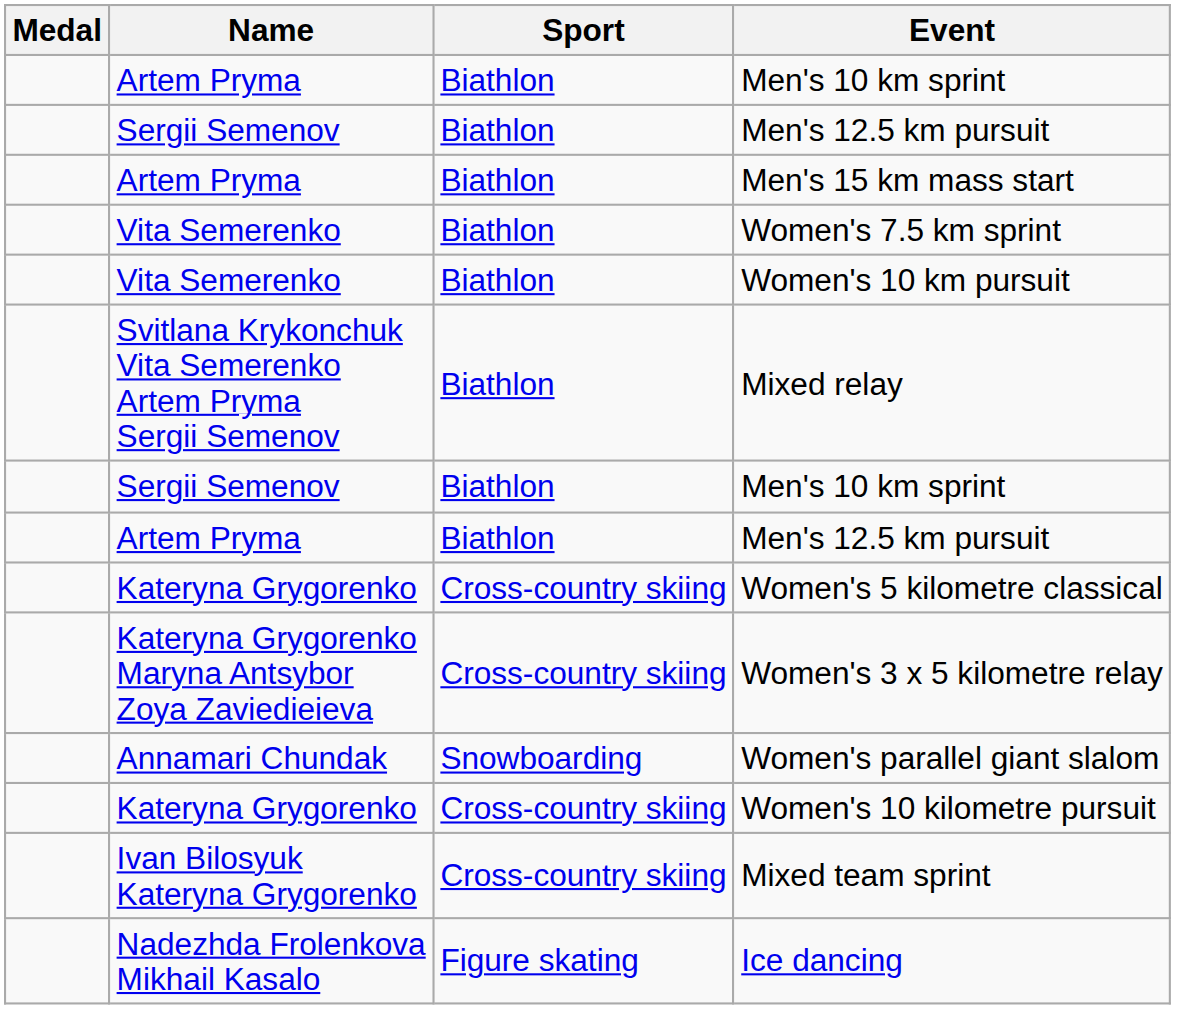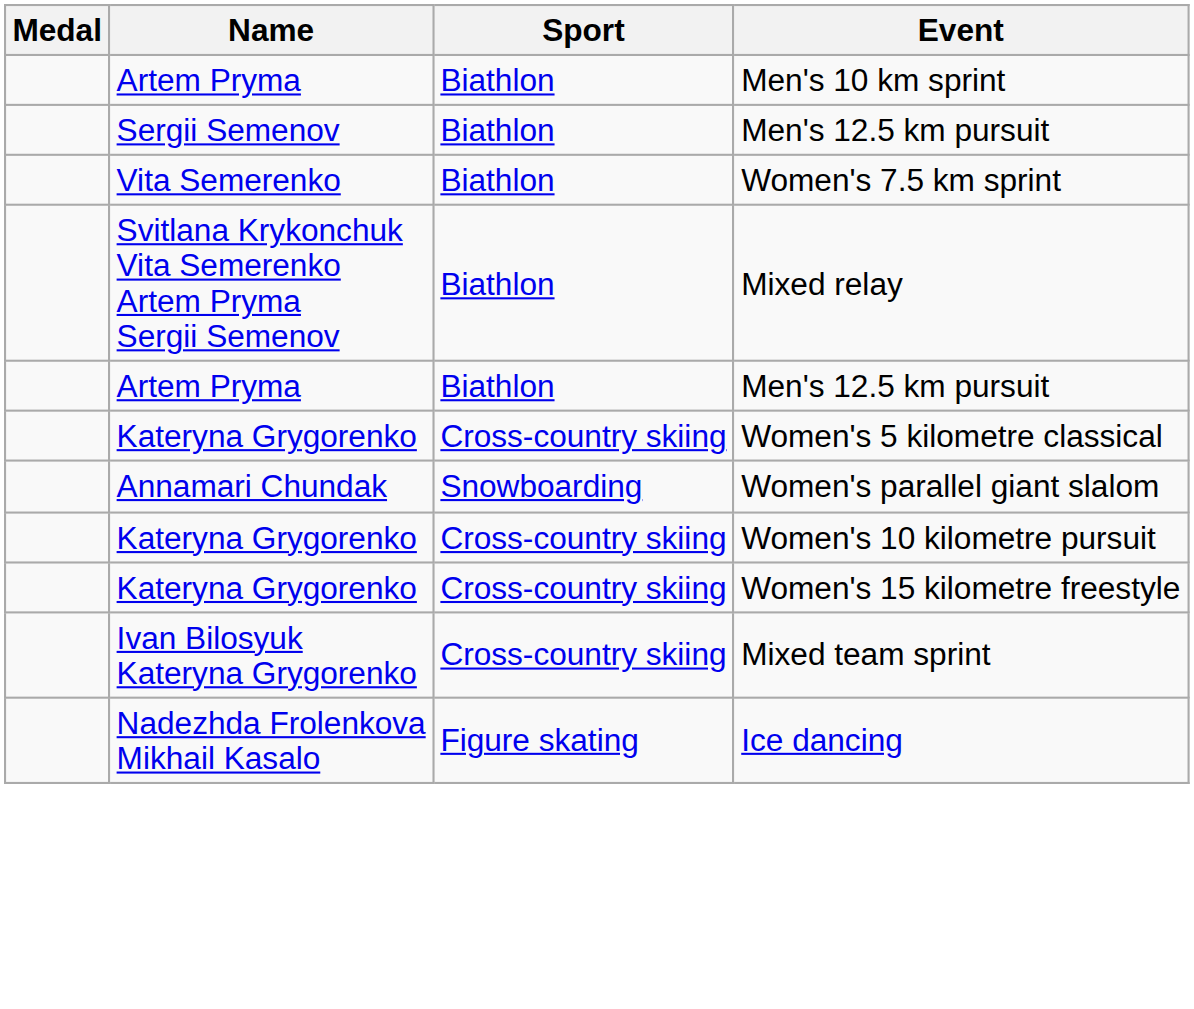- row: (209, 180)
- row: (229, 281)
- row: (228, 487)
- row: (267, 672)
+ row: (267, 587)
